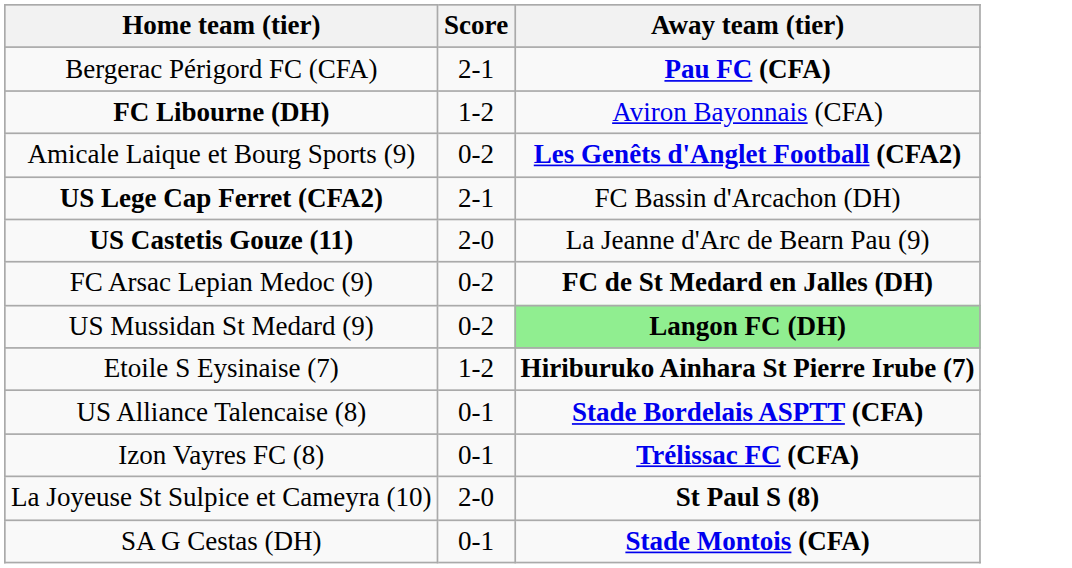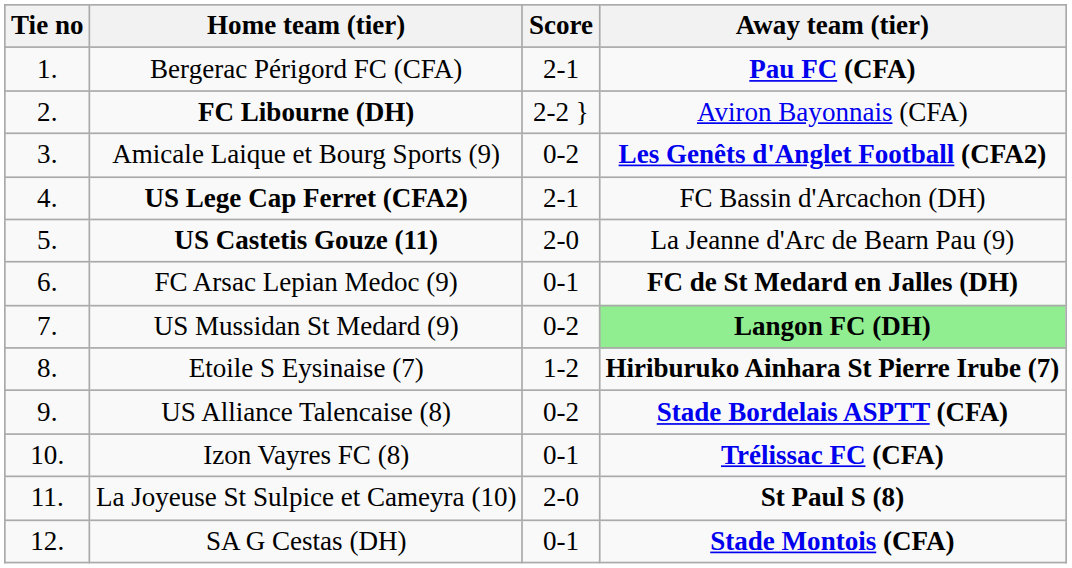+ column: (47, 25)
(476, 111) 1-2 -> (561, 111) 2-2 }
(476, 283) 0-2 -> (561, 283) 0-1
(476, 411) 0-1 -> (561, 411) 0-2
